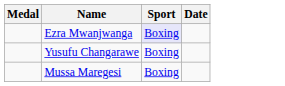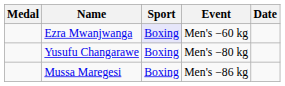+ column: (216, 14)
